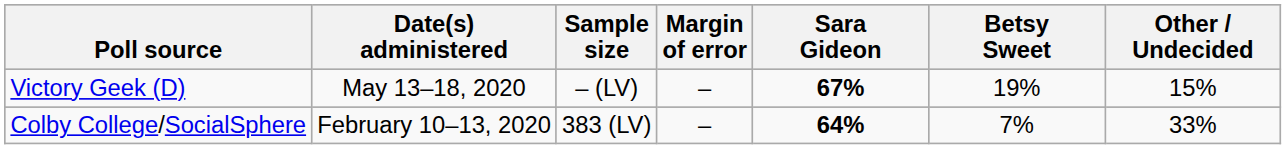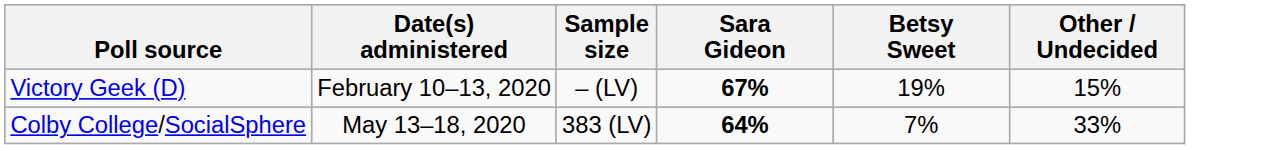- column: (705, 37)
(434, 88) May 13–18, 2020 -> (434, 88) February 10–13, 2020
(434, 125) February 10–13, 2020 -> (434, 125) May 13–18, 2020
